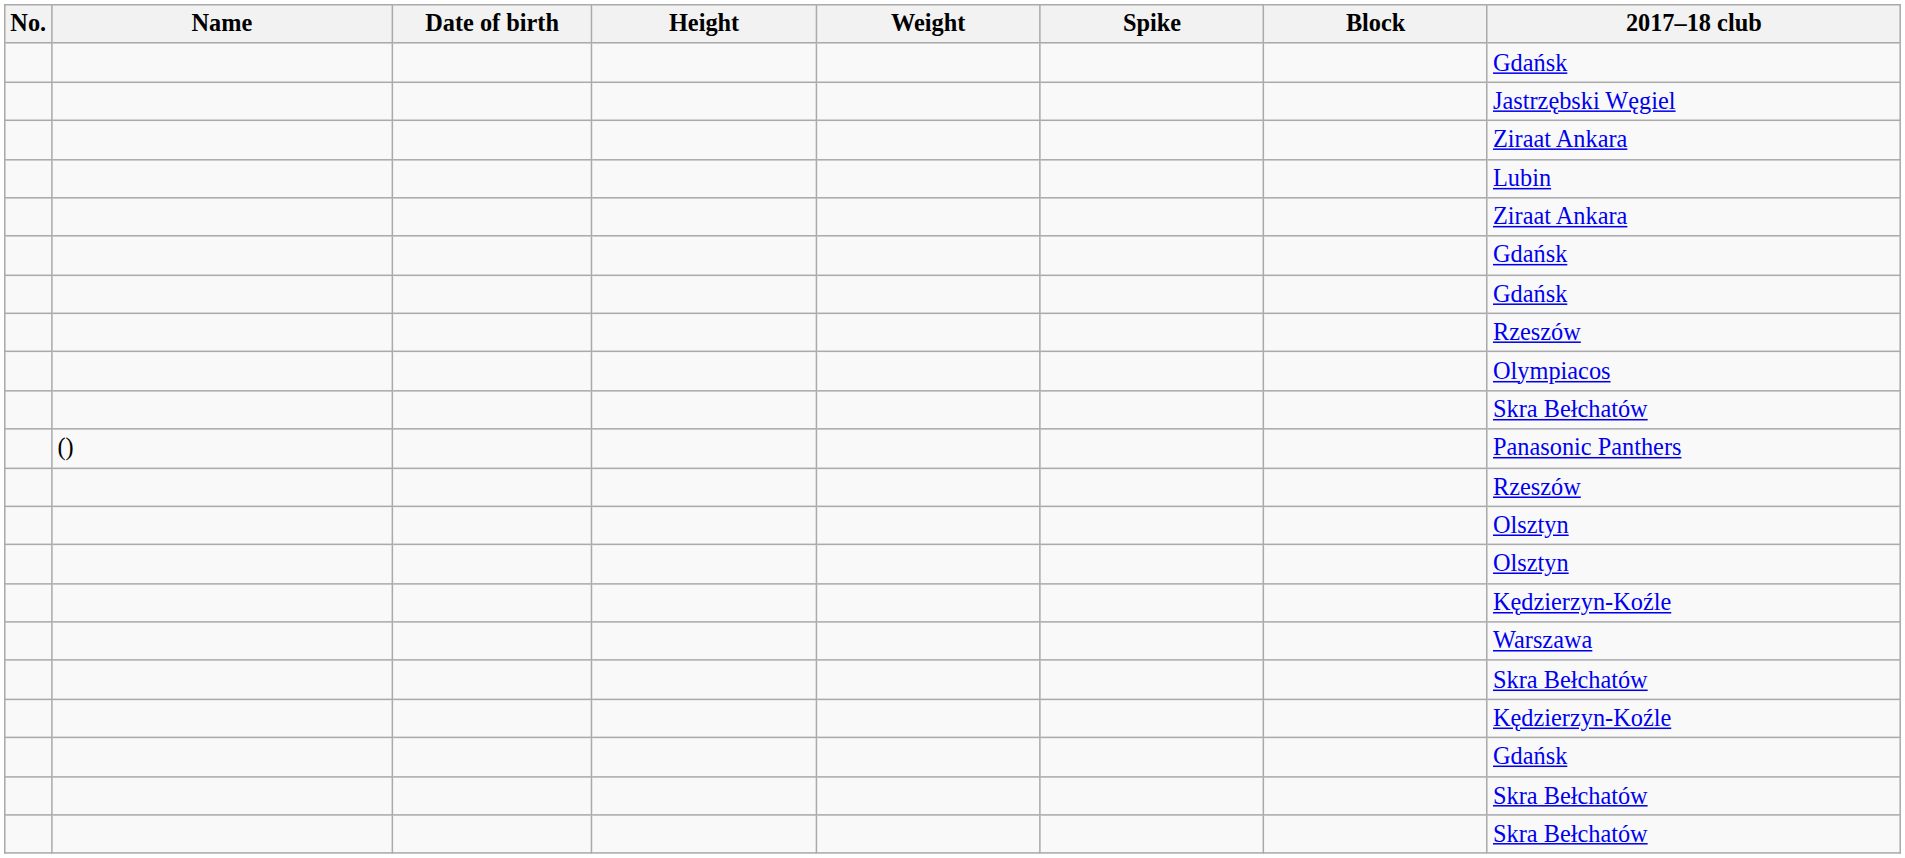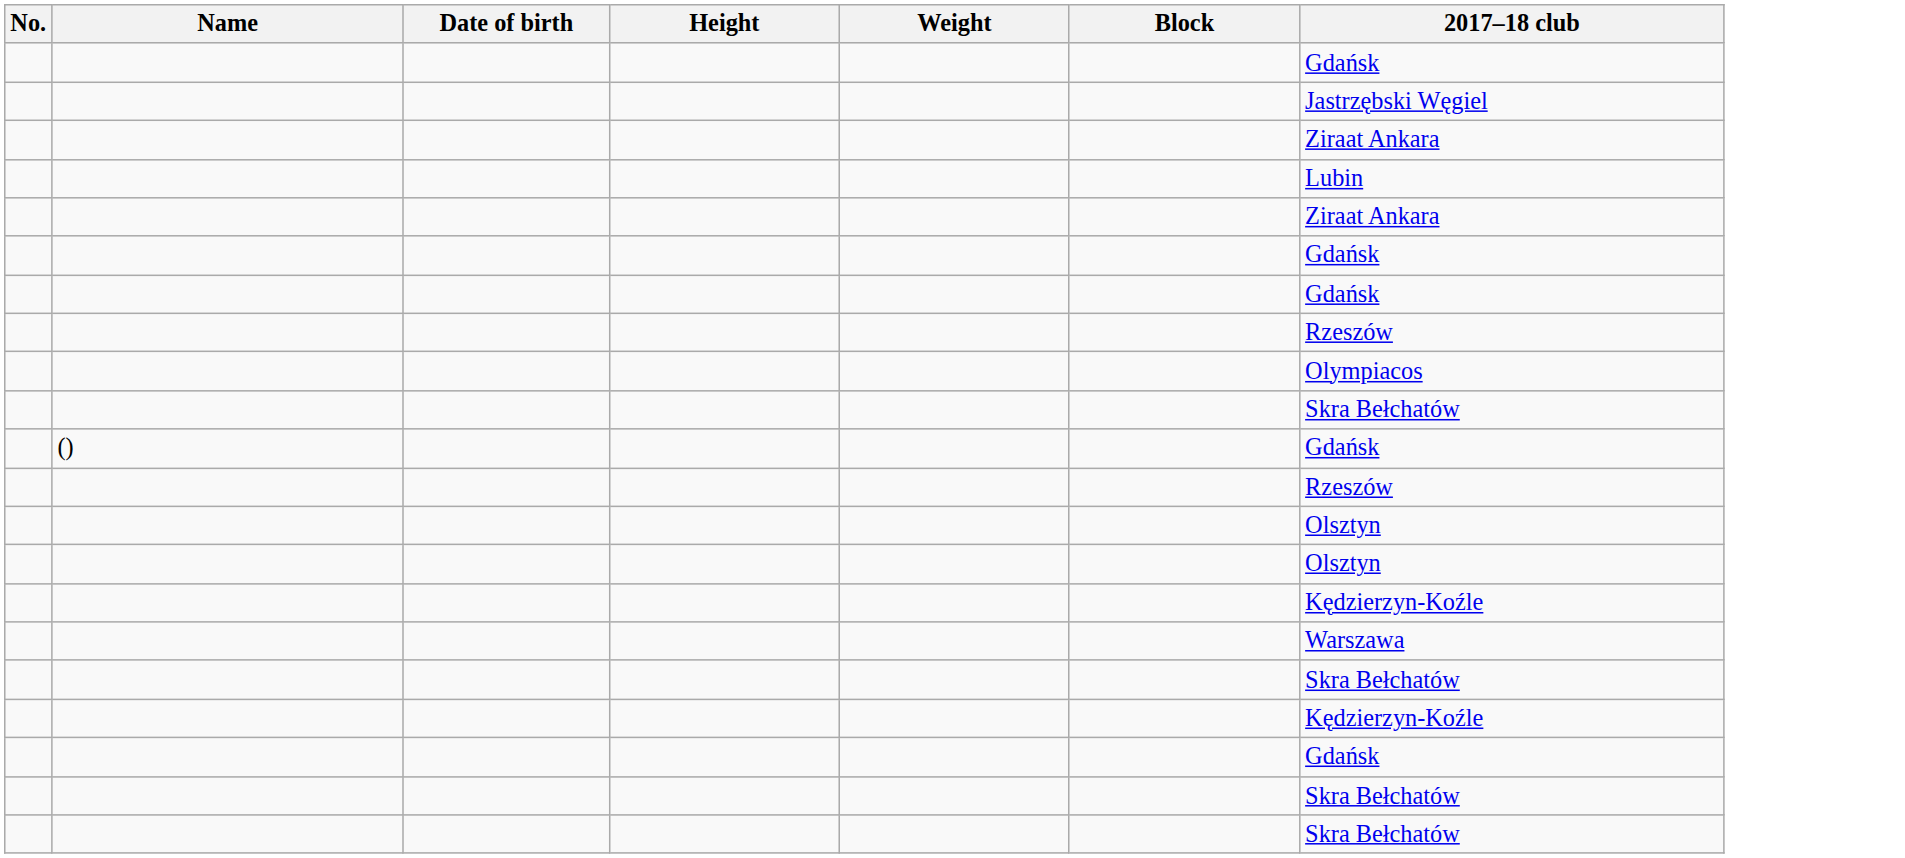- column: (1152, 23)
(1587, 448) Panasonic Panthers -> (1342, 448) Gdańsk
